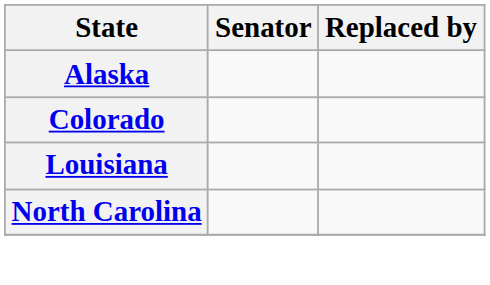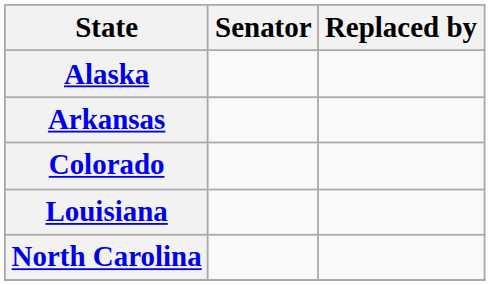+ row: (107, 119)
